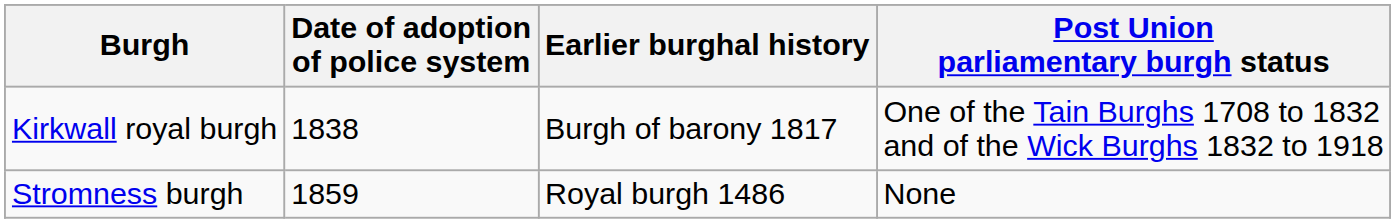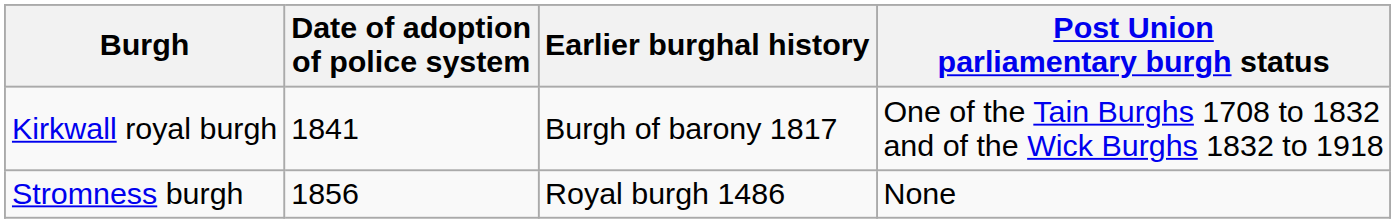(325, 128) 1838 -> (325, 128) 1841
(325, 193) 1859 -> (325, 193) 1856
